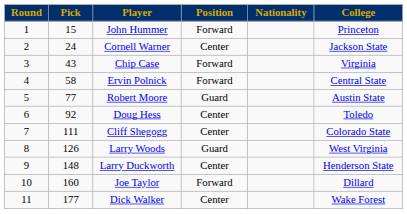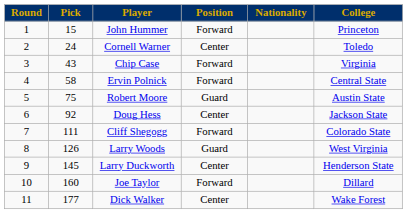(358, 47) Jackson State -> (358, 47) Toledo
(71, 98) 77 -> (71, 98) 75
(358, 115) Toledo -> (358, 115) Jackson State
(215, 132) Center -> (215, 132) Forward
(71, 166) 148 -> (71, 166) 145
